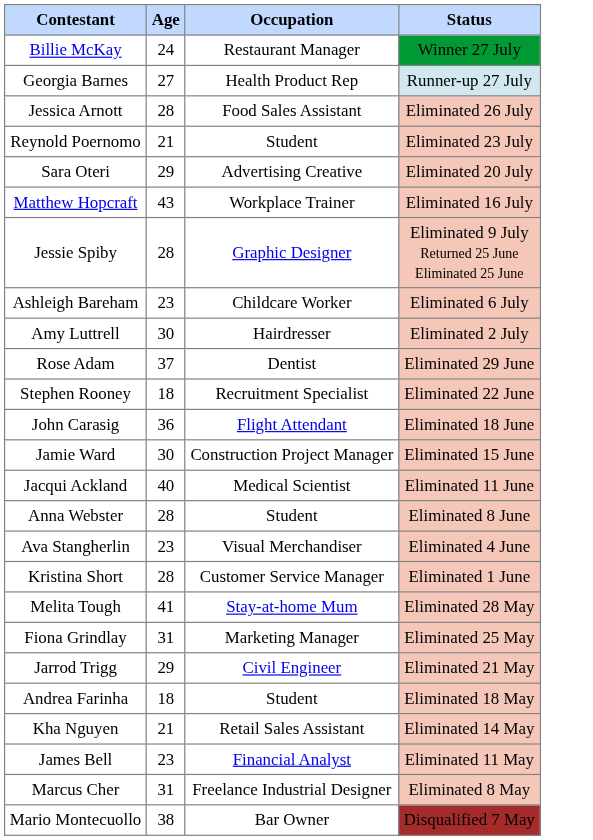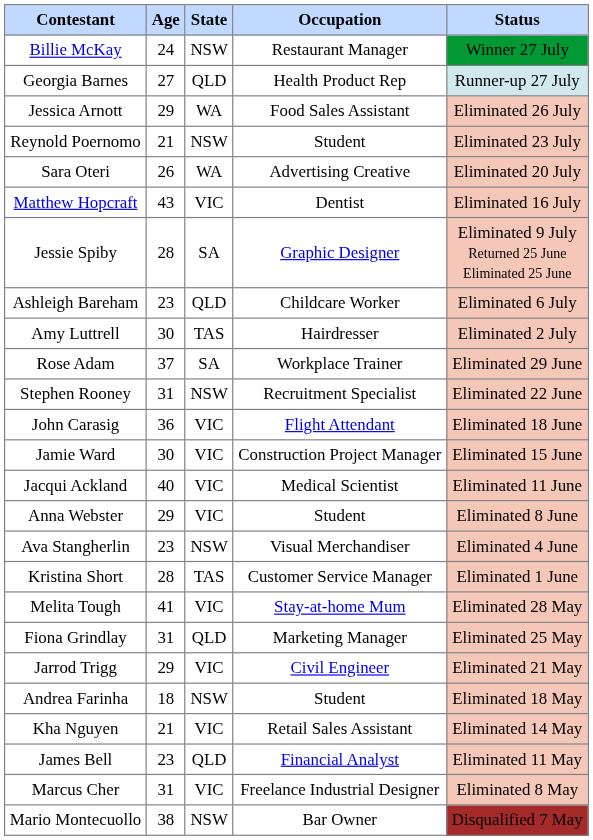+ column: (209, 19)
(166, 110) 28 -> (166, 110) 29
(166, 171) 29 -> (166, 171) 26
(292, 202) Workplace Trainer -> (340, 202) Dentist
(292, 363) Dentist -> (340, 363) Workplace Trainer
(166, 394) 18 -> (166, 394) 31
(166, 515) 28 -> (166, 515) 29
